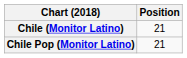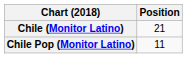(160, 45) 21 -> (160, 45) 11
